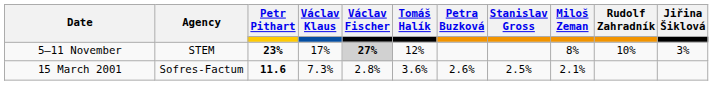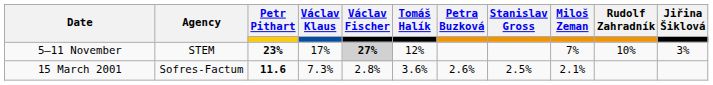(572, 51) 8% -> (572, 51) 7%
